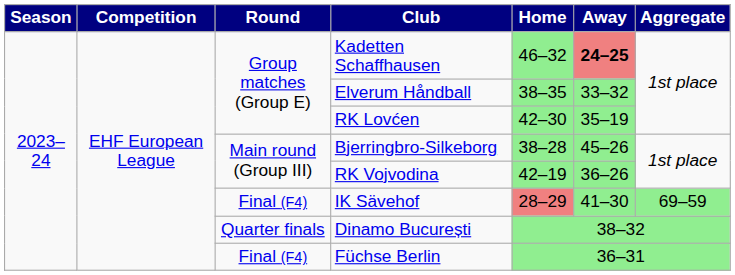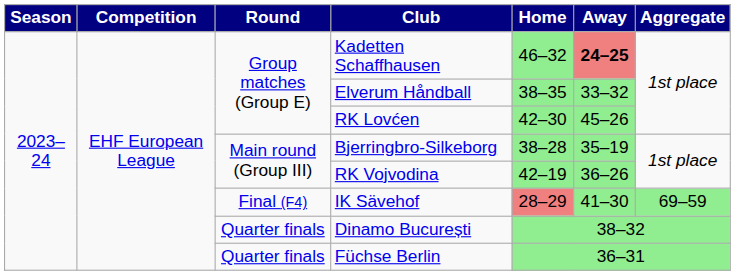(605, 119) 35–19 -> (605, 119) 45–26
(605, 147) 45–26 -> (605, 147) 35–19
(273, 256) Final (F4) -> (273, 256) Quarter finals
